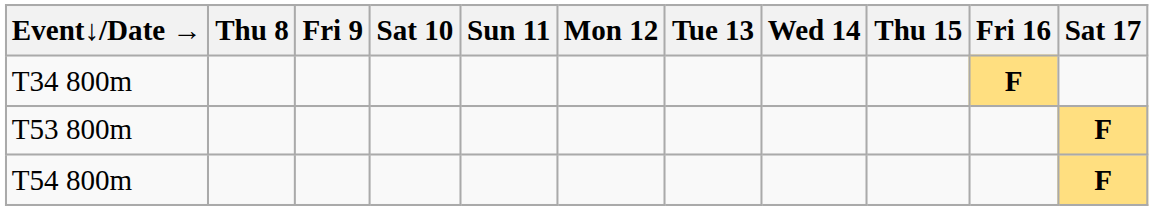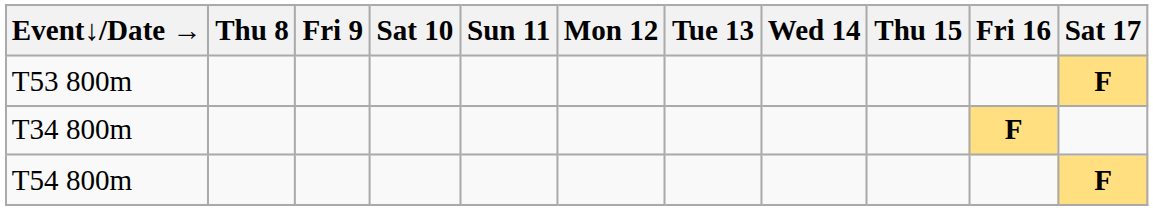rows swapped: (72, 80) <-> (72, 130)
